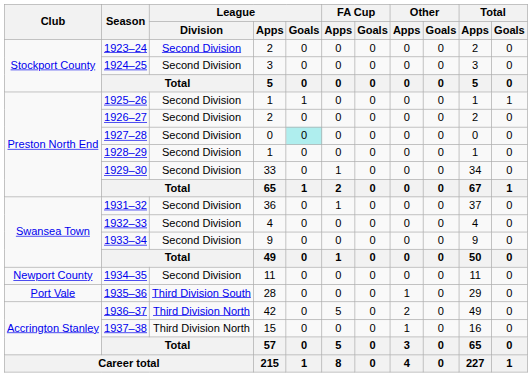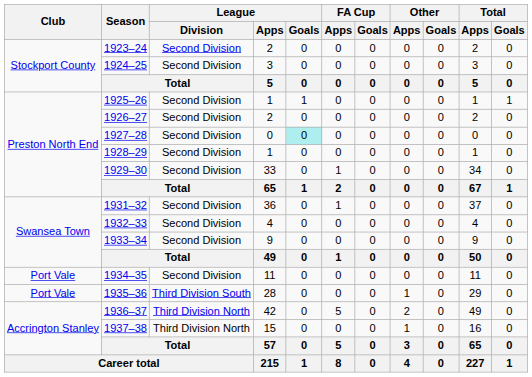(53, 275) Newport County -> (53, 275) Port Vale
